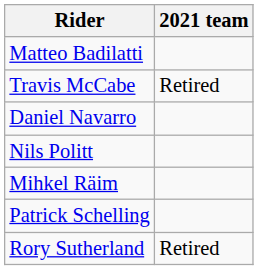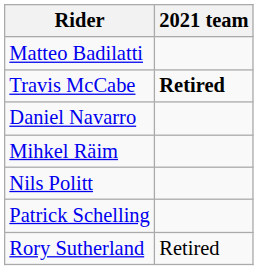(189, 85) normal -> (192, 85) bold
rows swapped: (51, 150) <-> (64, 183)
